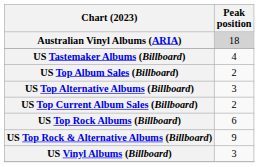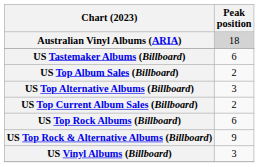(234, 56) 4 -> (234, 56) 6
